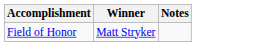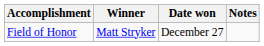+ column: (192, 13)
